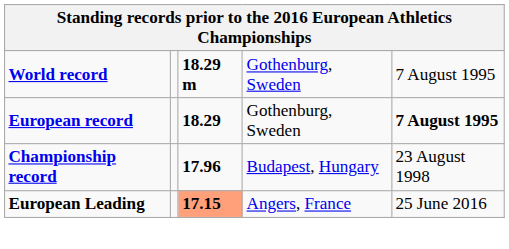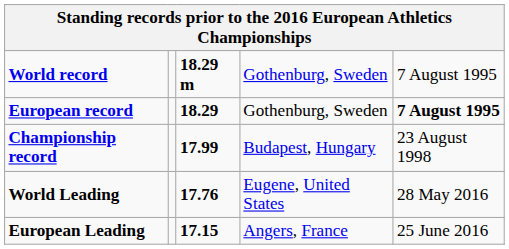(201, 166) 17.96 -> (199, 147) 17.99
+ row: (64, 194)
(201, 203) lightsalmon background -> (199, 230) no background
